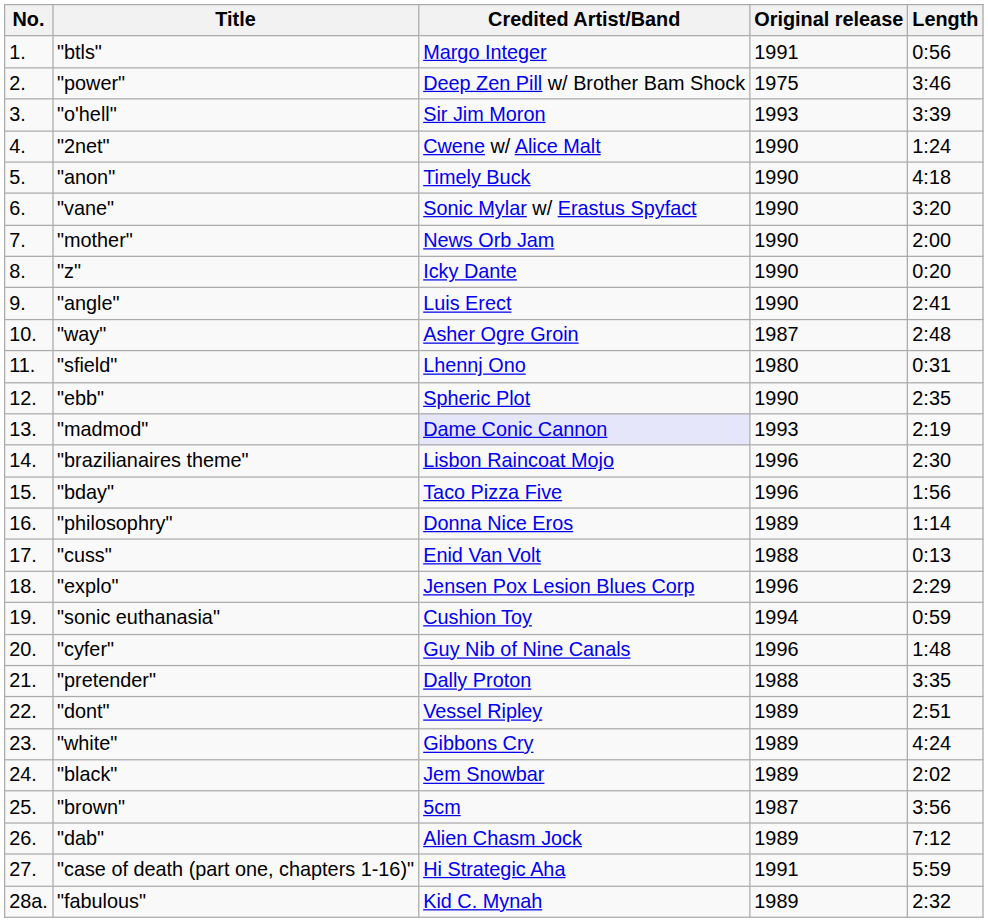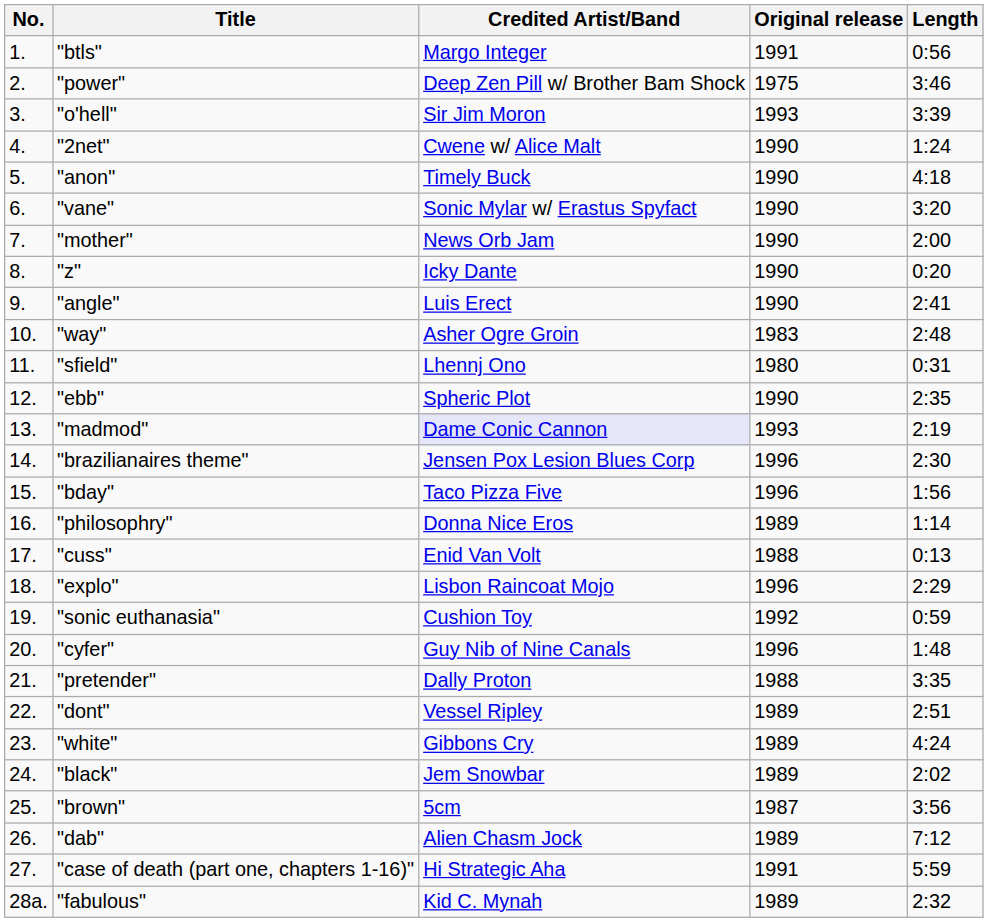(776, 334) 1987 -> (776, 334) 1983
(519, 460) Lisbon Raincoat Mojo -> (559, 460) Jensen Pox Lesion Blues Corp
(559, 586) Jensen Pox Lesion Blues Corp -> (519, 586) Lisbon Raincoat Mojo
(776, 618) 1994 -> (776, 618) 1992
